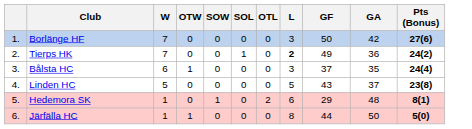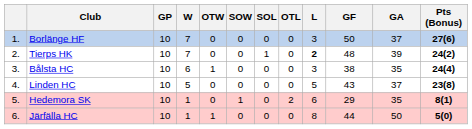+ column: (165, 17)
(374, 38) 42 -> (396, 38) 37
(326, 54) 49 -> (349, 54) 48
(374, 54) 36 -> (396, 54) 39
(326, 69) 37 -> (349, 69) 38
(374, 100) 48 -> (396, 100) 35
